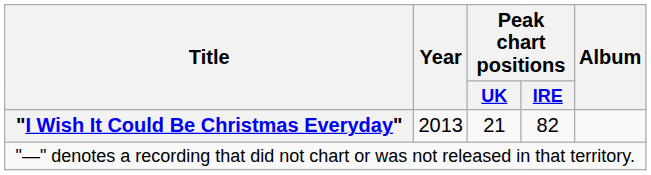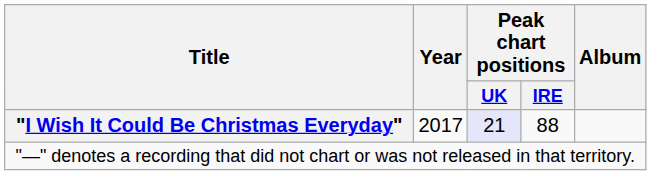(441, 125) 2013 -> (441, 125) 2017
(494, 125) no background -> (494, 125) lavender background
(548, 125) 82 -> (548, 125) 88
